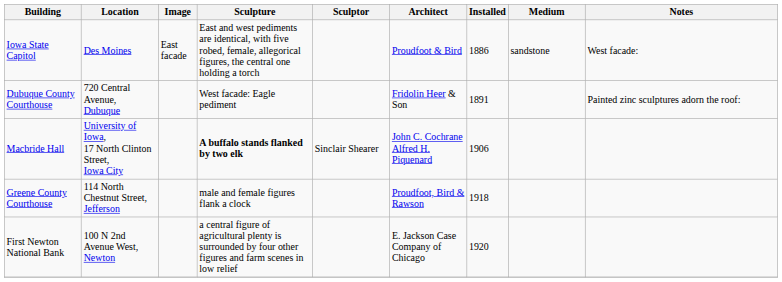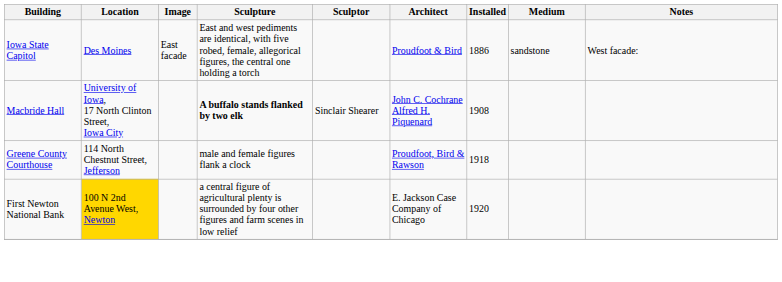- row: (41, 99)
(479, 148) 1906 -> (479, 110) 1908
(111, 247) no background -> (111, 209) gold background
